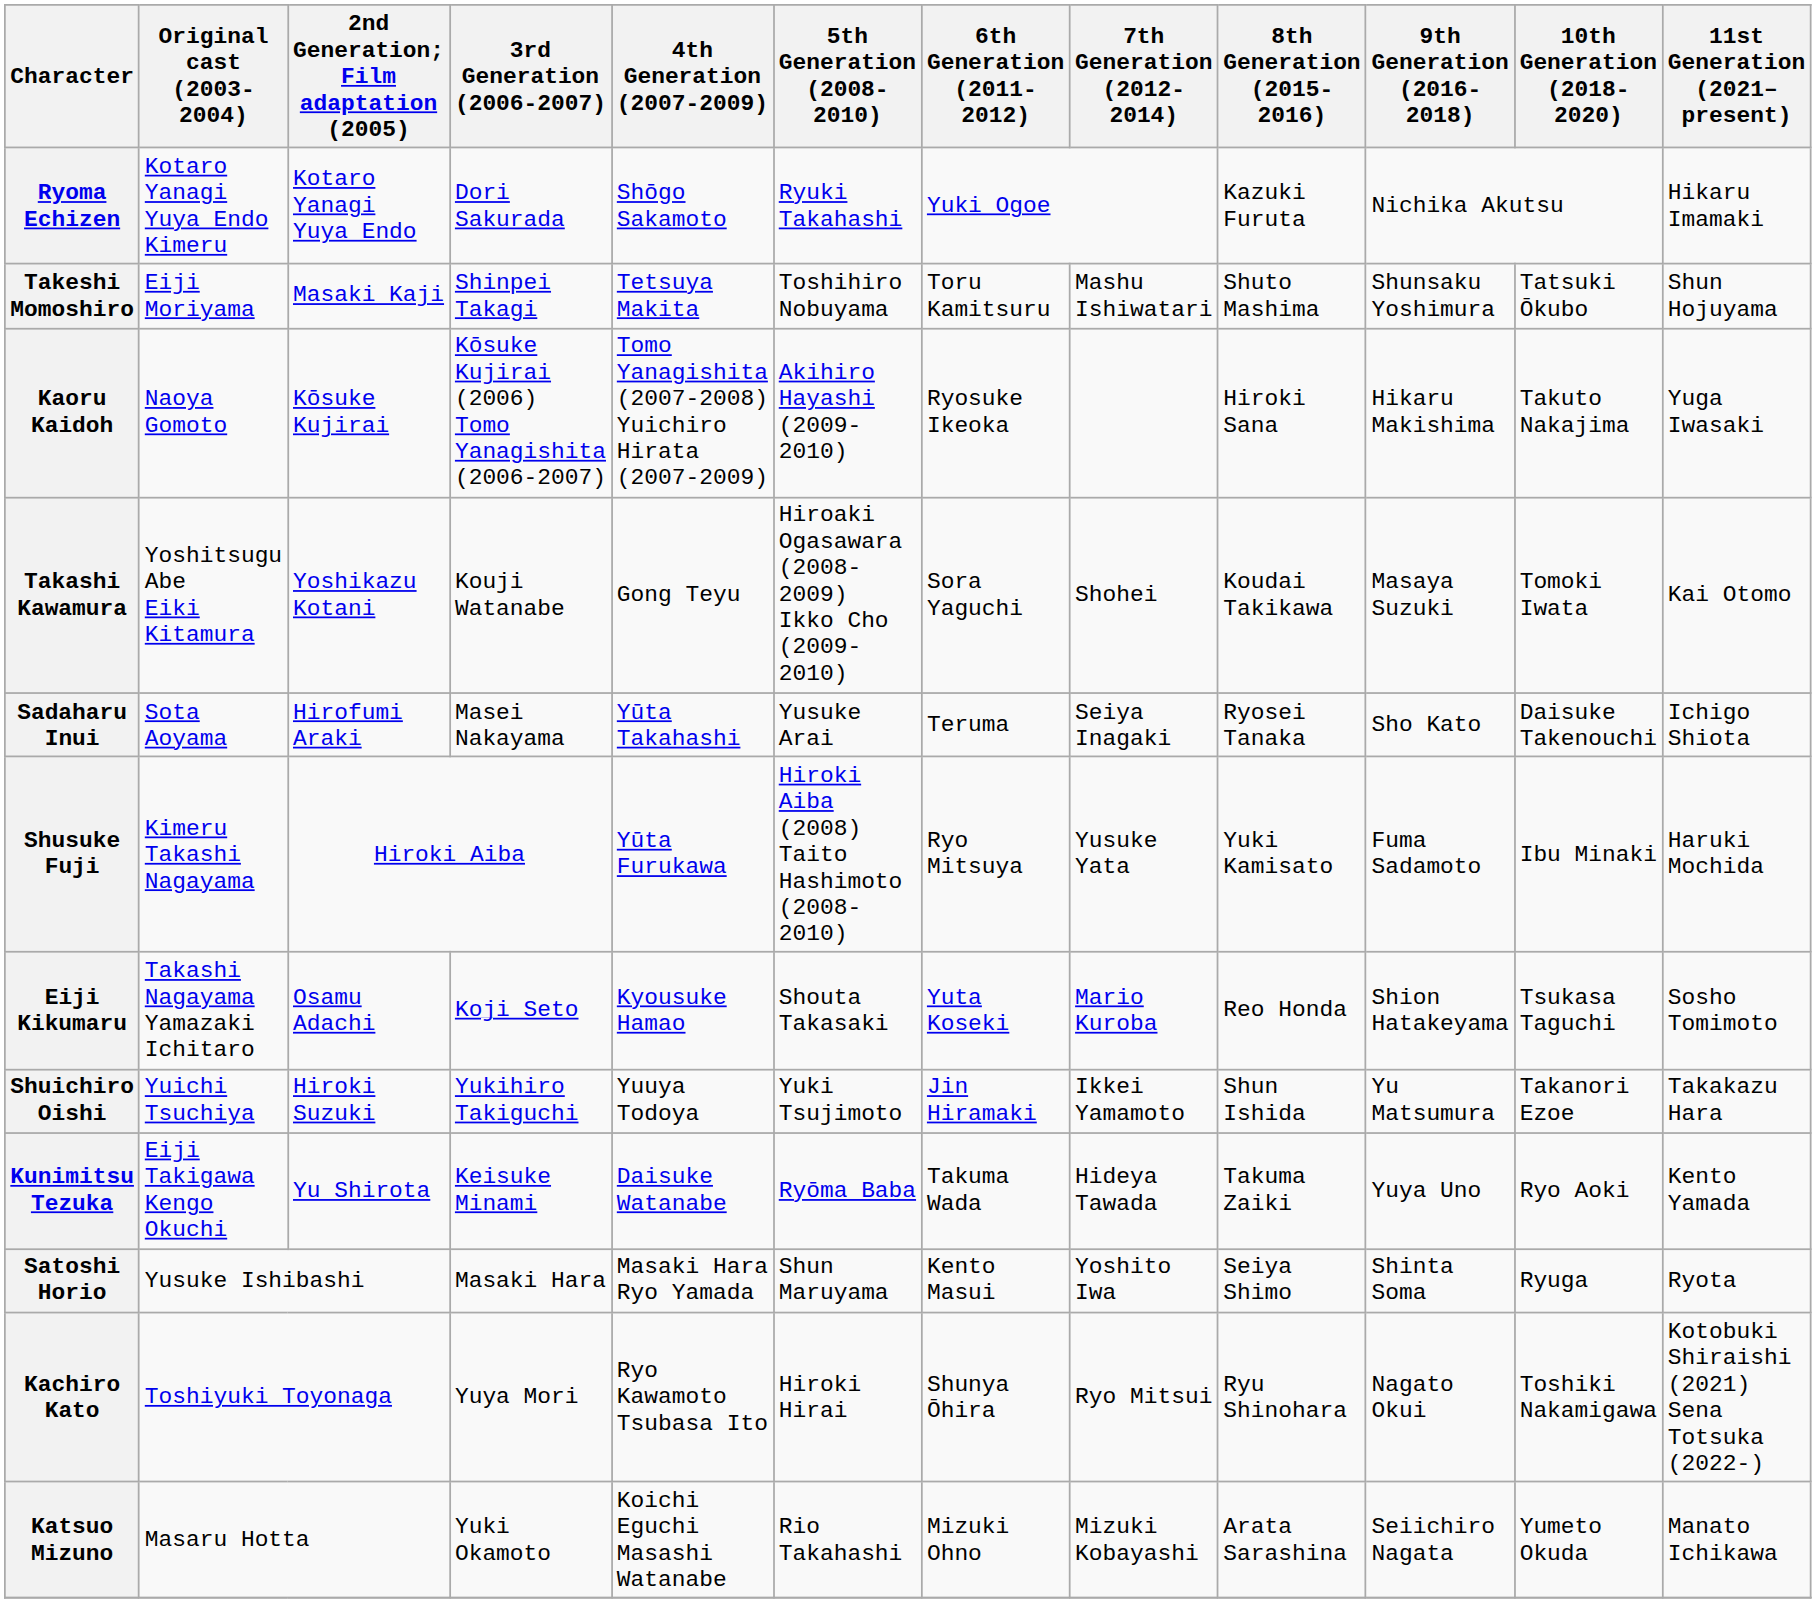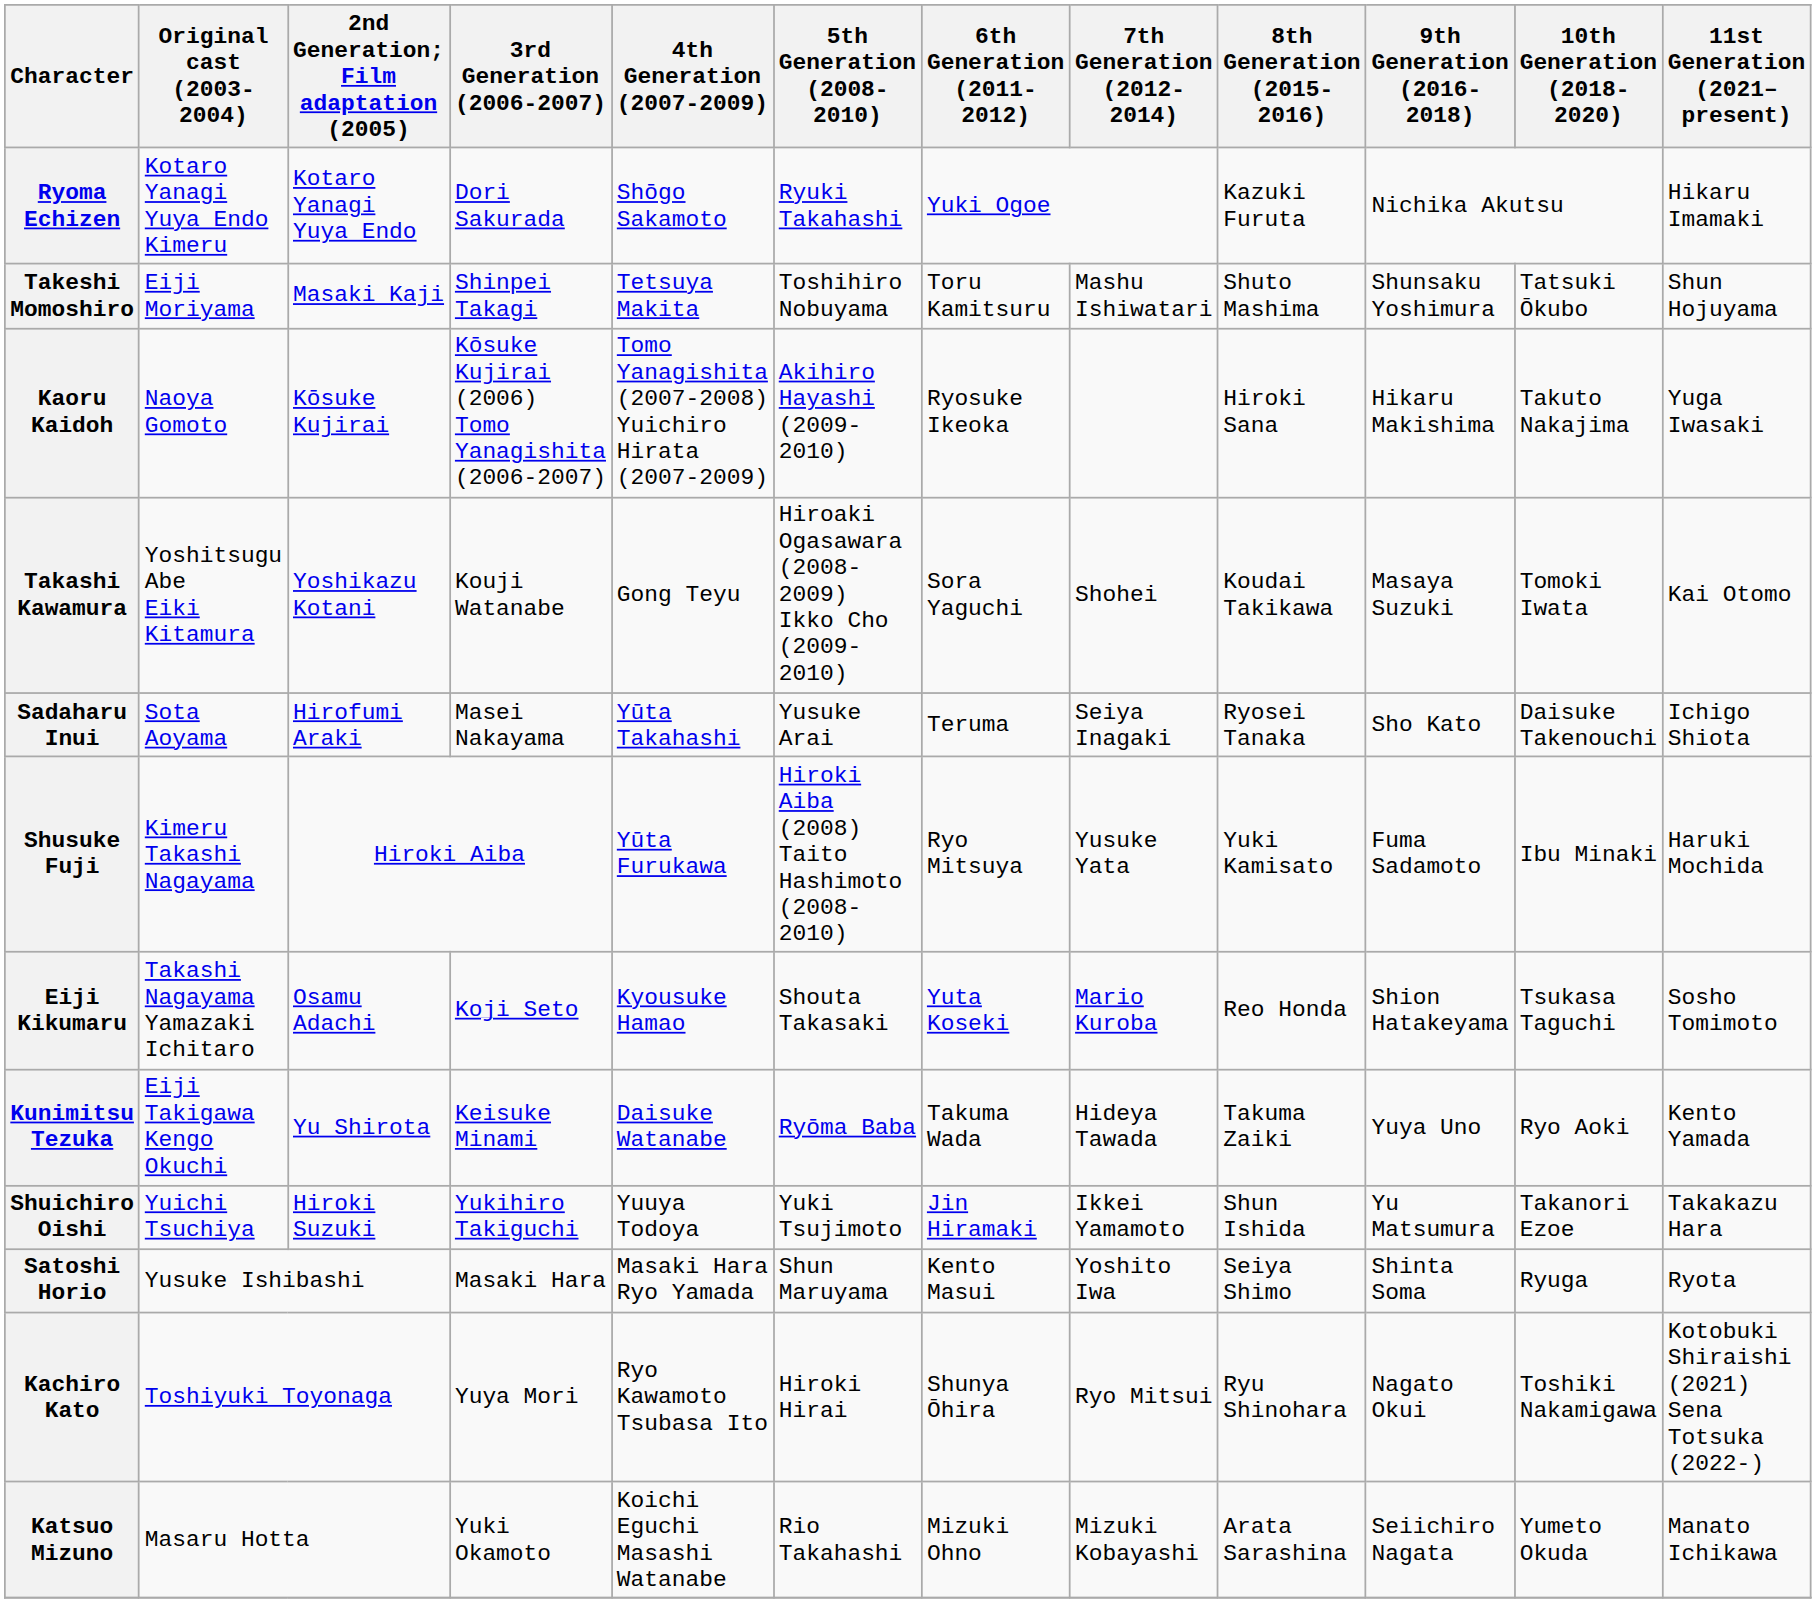rows swapped: (72, 1101) <-> (72, 1191)
